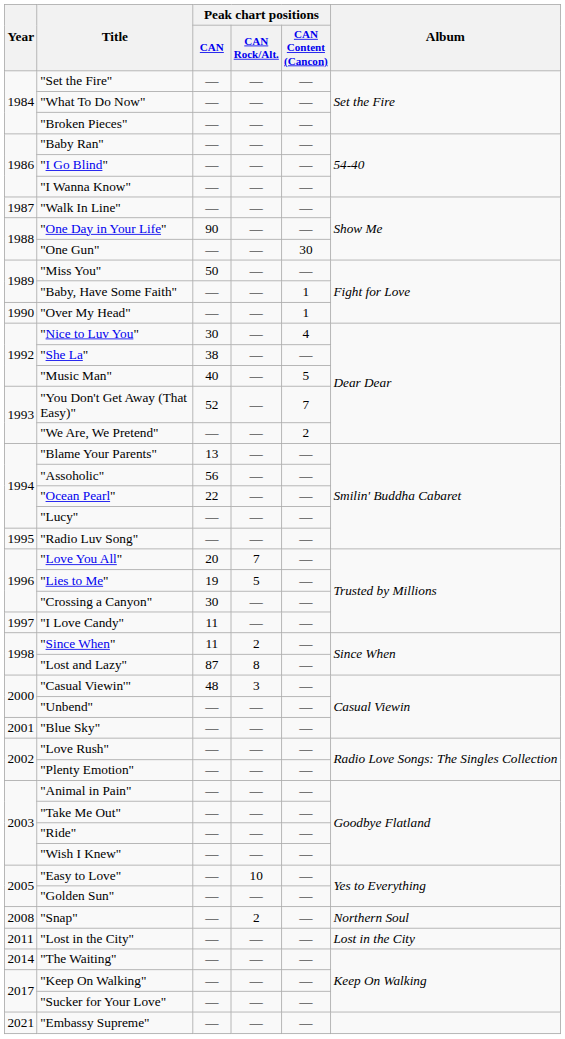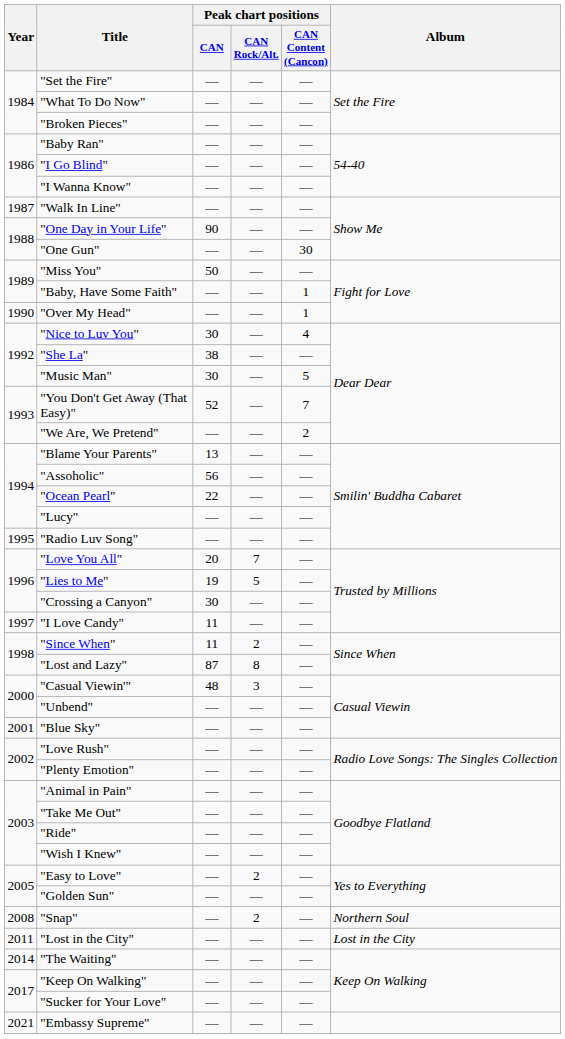(212, 376) 40 -> (212, 376) 30
(256, 875) 10 -> (256, 875) 2
